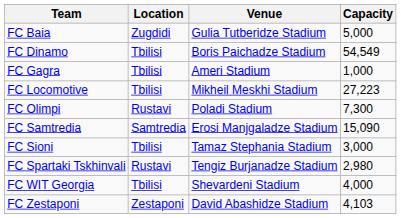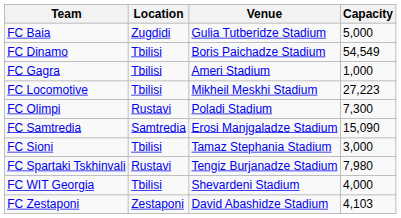(358, 166) 2,980 -> (358, 166) 7,980
